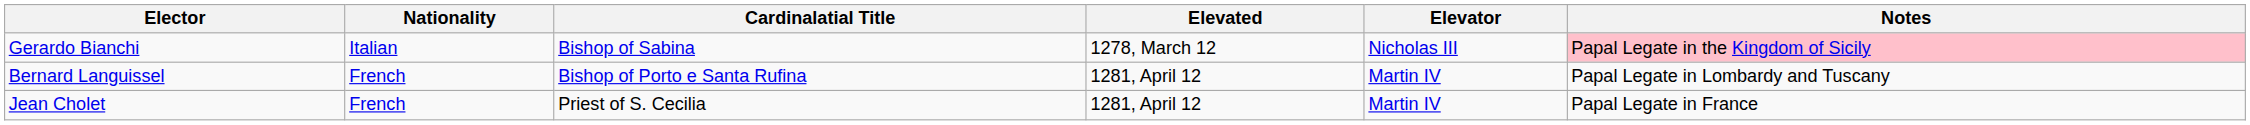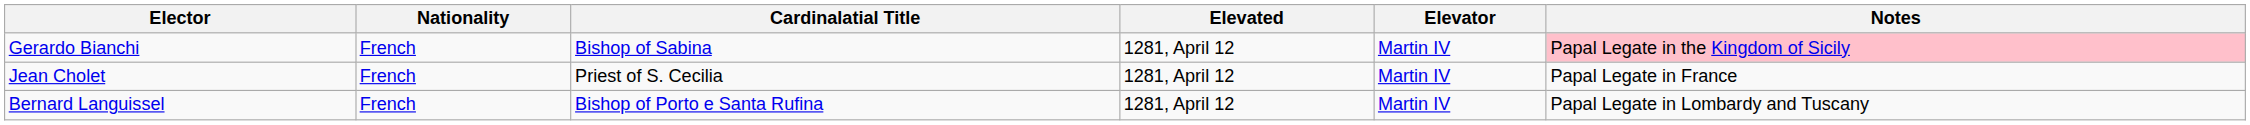(373, 47) Italian -> (388, 47) French
(1153, 47) 1278, March 12 -> (1179, 47) 1281, April 12
(1413, 47) Nicholas III -> (1414, 47) Martin IV
rows swapped: (87, 76) <-> (57, 104)
